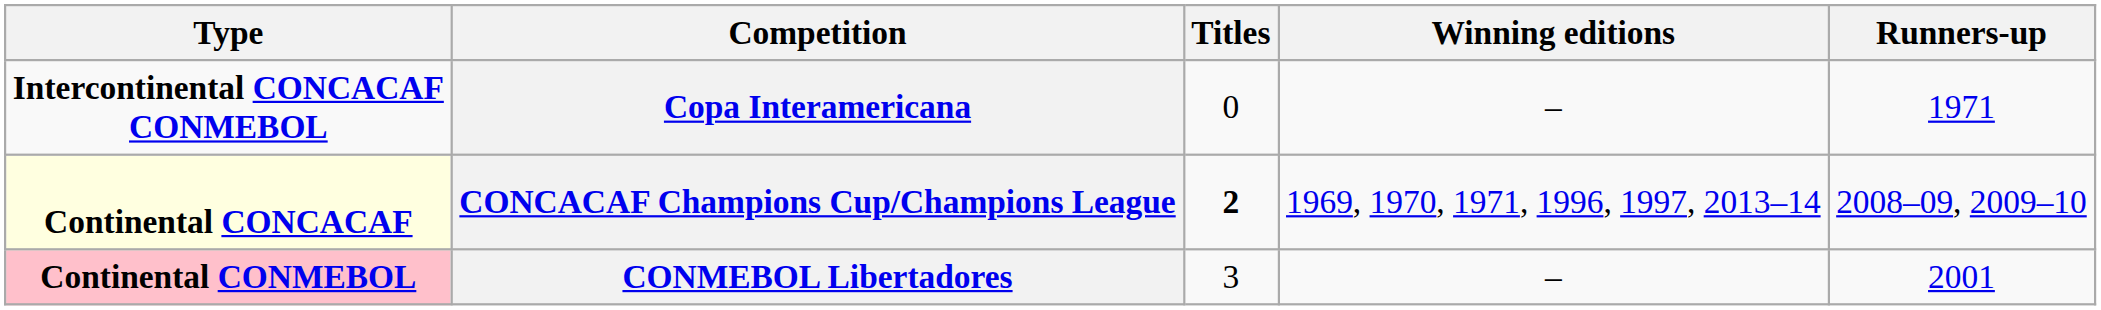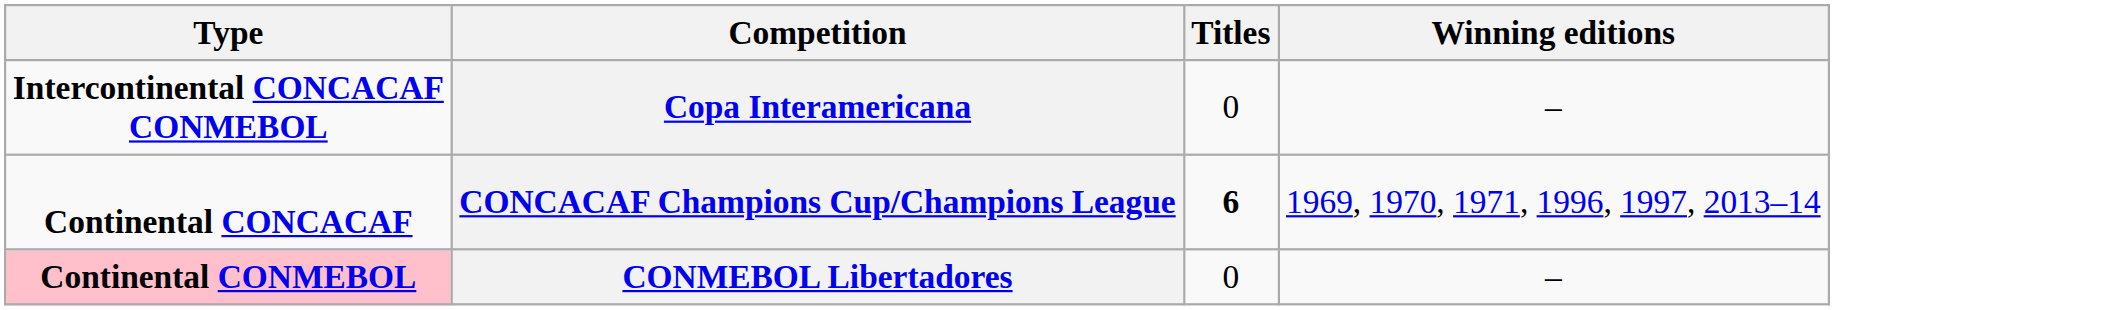- column: (1961, 32)
(228, 221) lightyellow background -> (228, 221) no background
(1231, 201) 2 -> (1231, 201) 6
(1231, 276) 3 -> (1231, 276) 0
